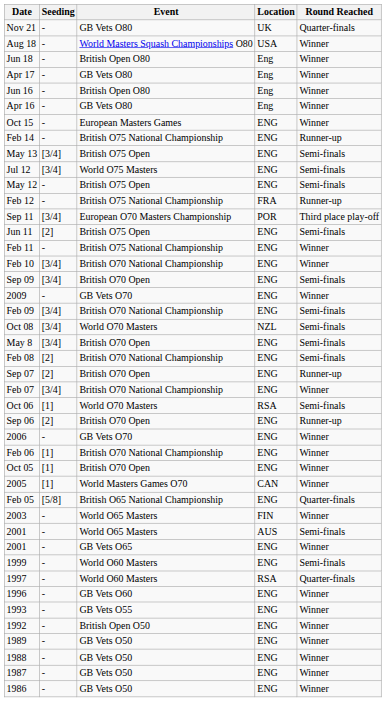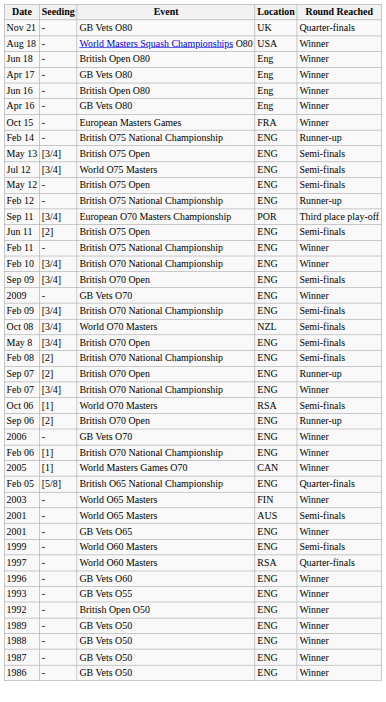(268, 122) ENG -> (267, 122) FRA
(267, 201) FRA -> (268, 201) ENG
- row: (20, 468)
